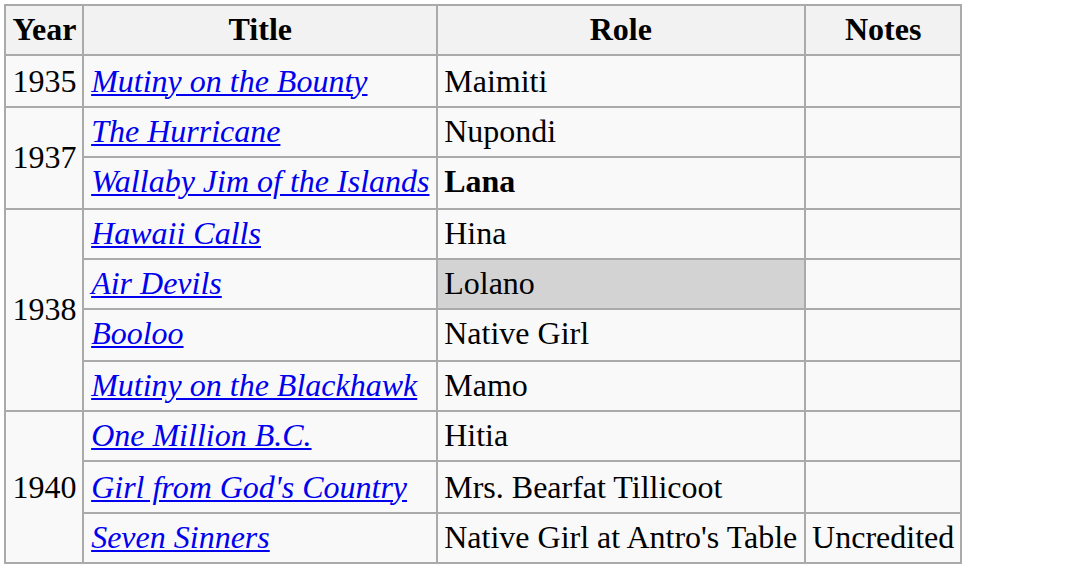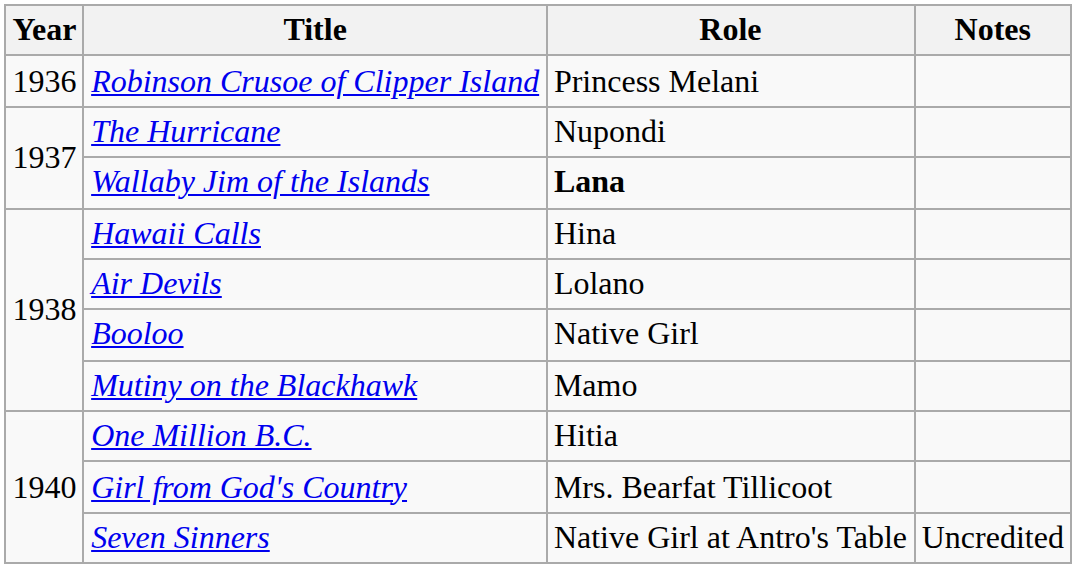- row: (229, 80)
+ row: (315, 80)
(490, 283) lightgrey background -> (599, 283) no background
